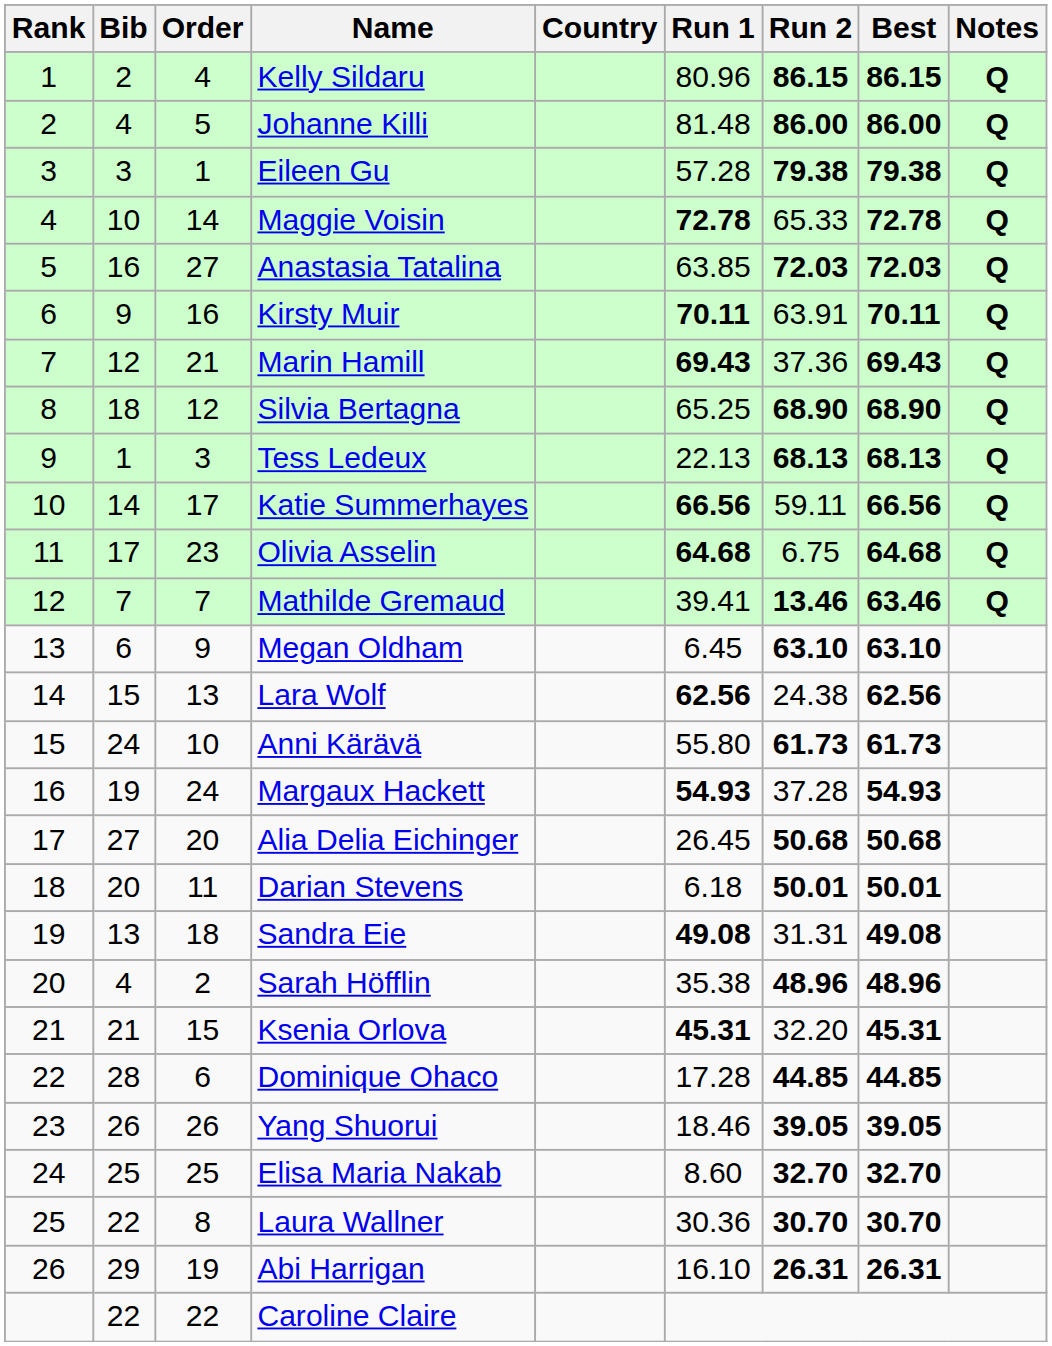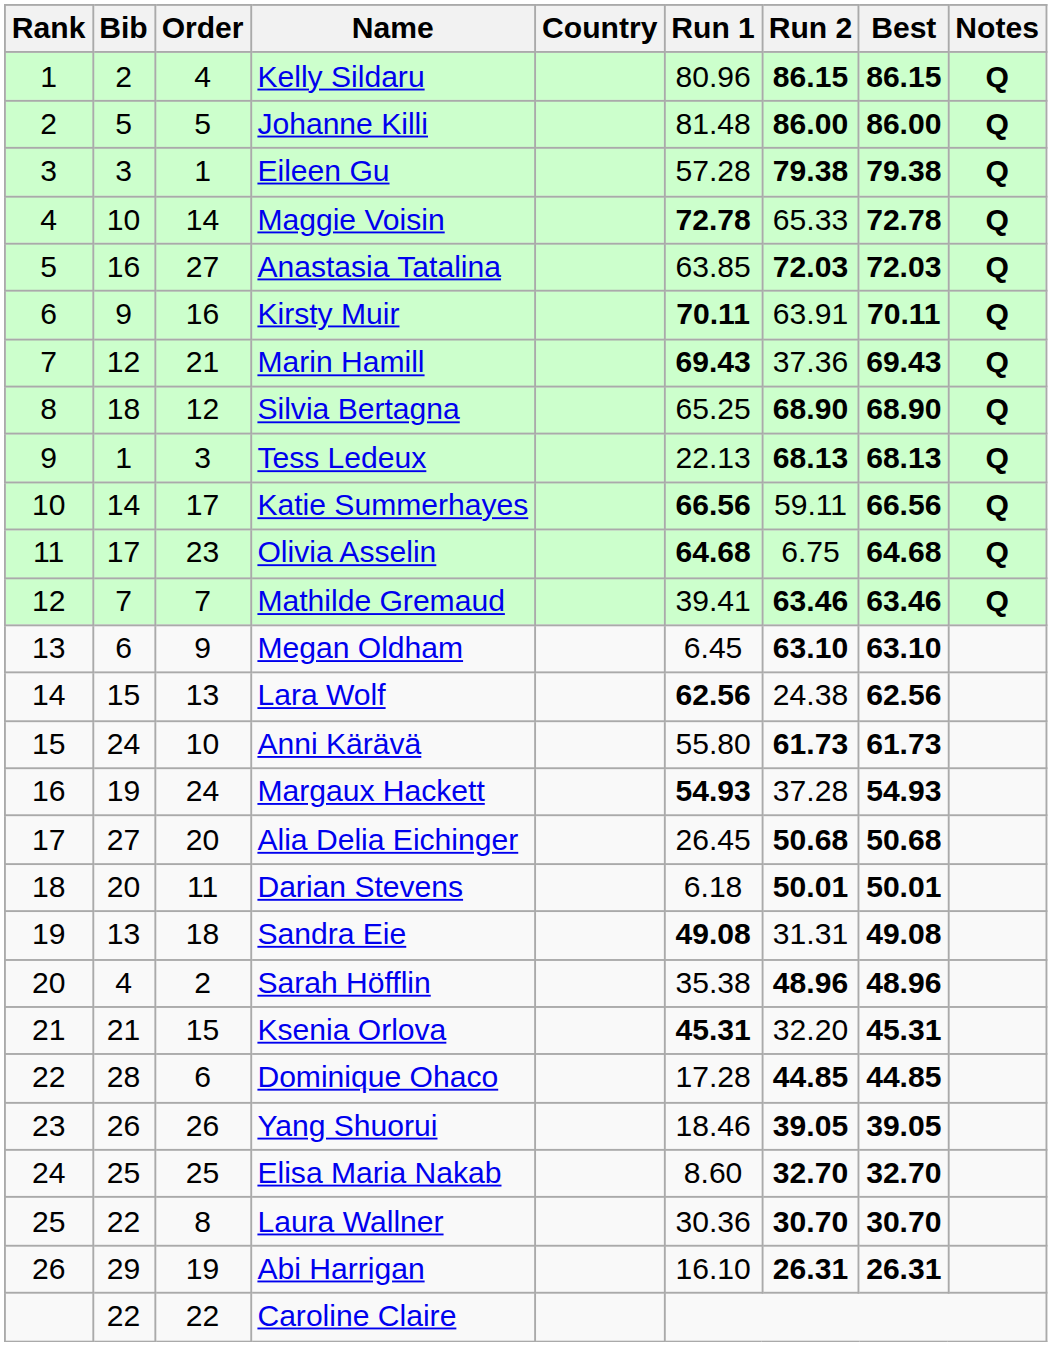(124, 123) 4 -> (124, 123) 5
(811, 600) 13.46 -> (811, 600) 63.46
